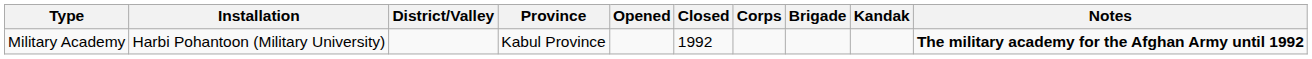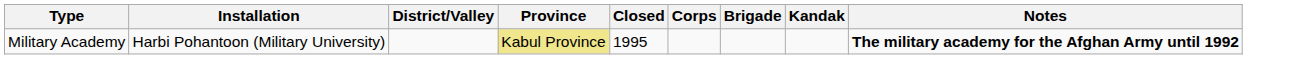- column: (642, 16)
(554, 41) no background -> (554, 41) khaki background
(695, 41) 1992 -> (630, 41) 1995
